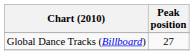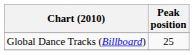(168, 41) 27 -> (168, 41) 25
